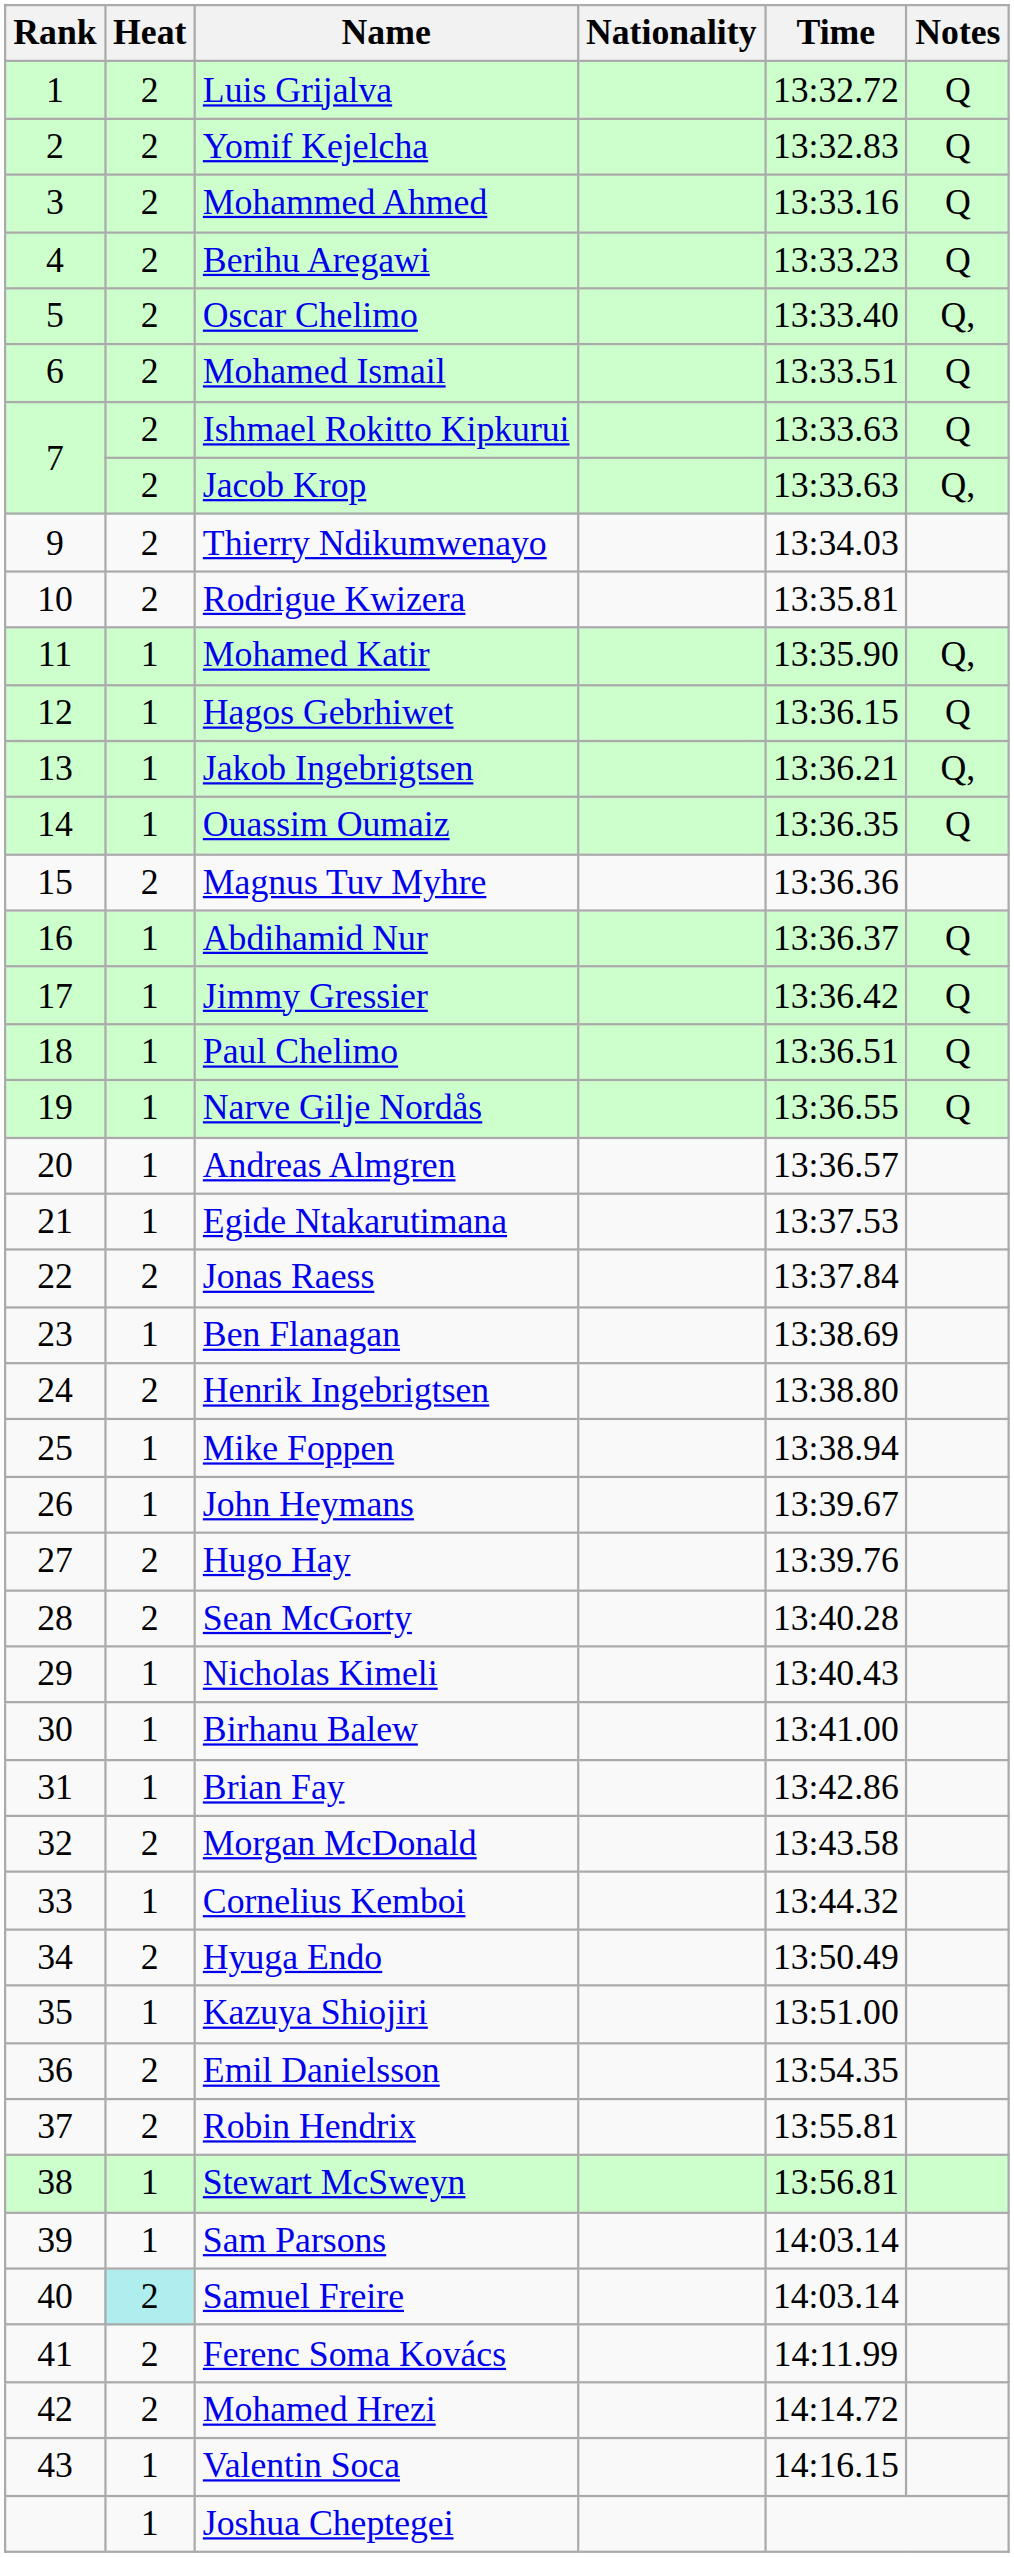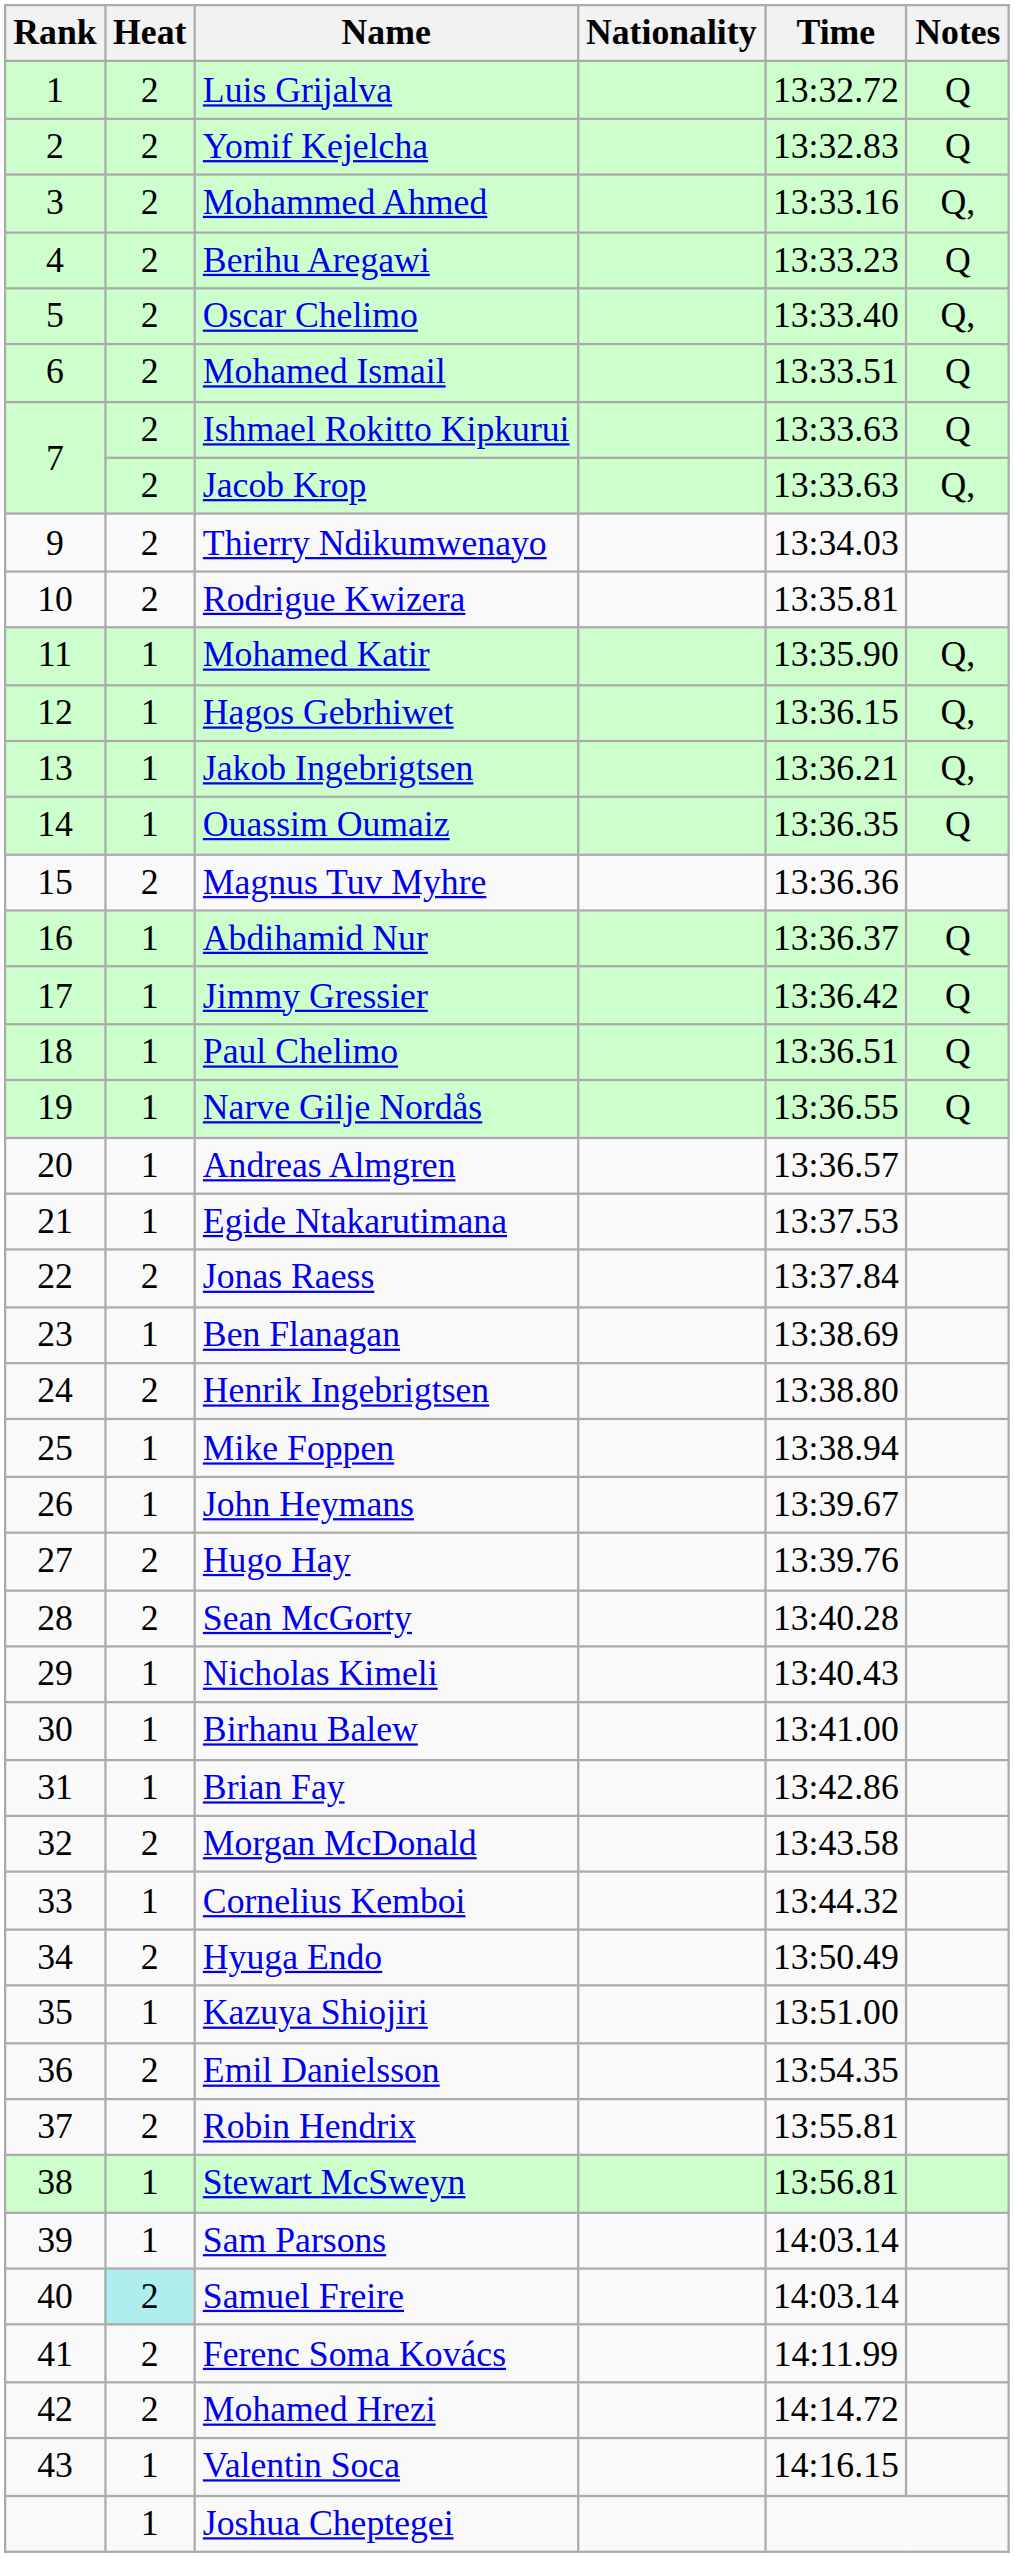(958, 202) Q -> (958, 202) Q,
(958, 711) Q -> (958, 711) Q,
